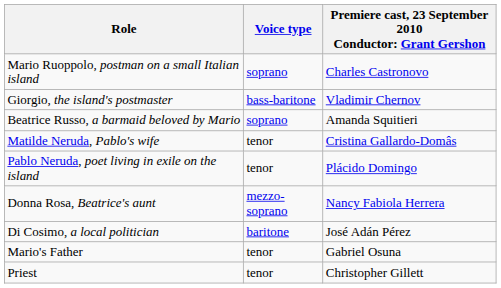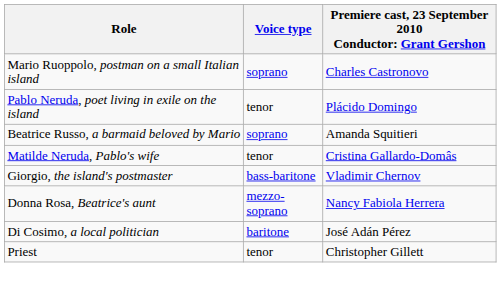rows swapped: (112, 168) <-> (90, 99)
- row: (45, 252)
